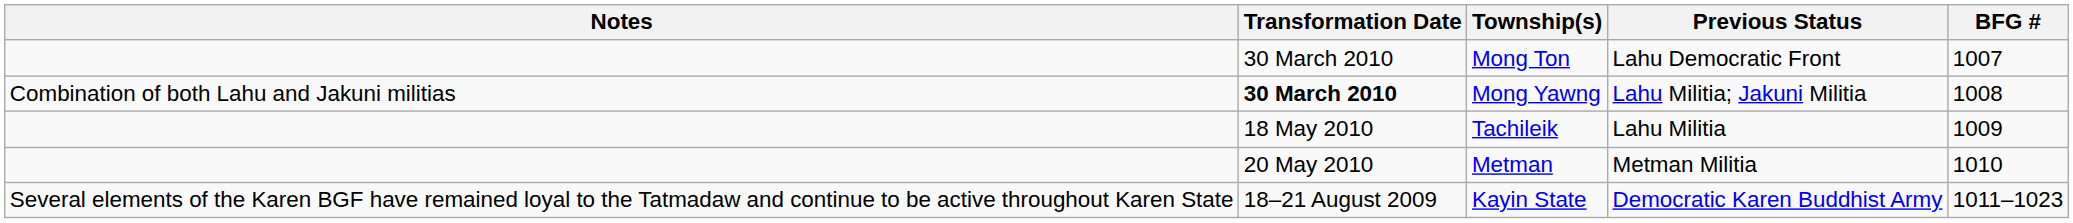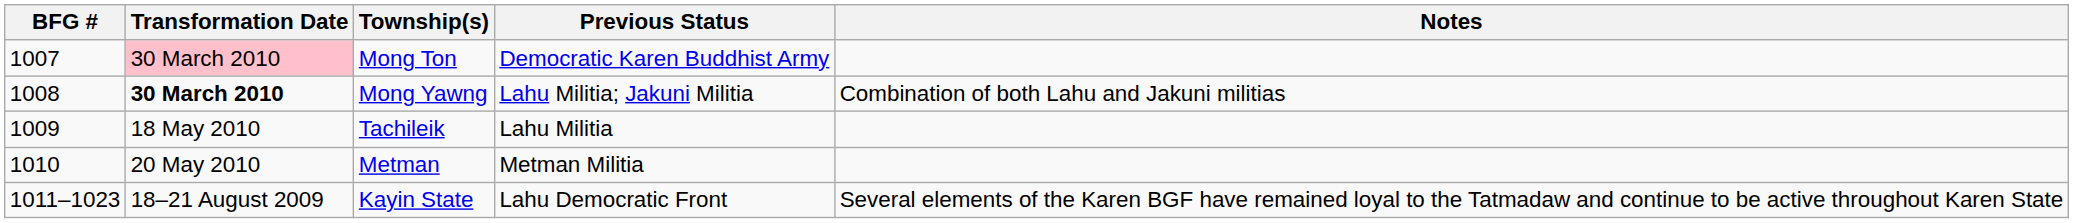columns swapped: (2008, 22) <-> (622, 22)
(1319, 57) no background -> (205, 57) pink background
(1726, 57) Lahu Democratic Front -> (664, 57) Democratic Karen Buddhist Army
(1777, 199) Democratic Karen Buddhist Army -> (613, 199) Lahu Democratic Front
